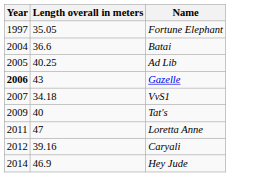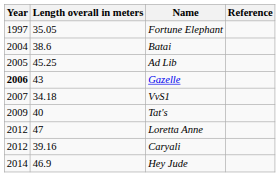+ column: (250, 12)
(42, 46) 36.6 -> (42, 46) 38.6
(45, 63) 40.25 -> (45, 63) 45.25
(17, 130) 2011 -> (17, 130) 2012
